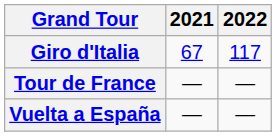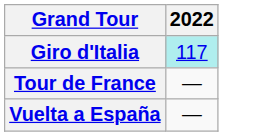- column: (192, 20)
(245, 51) no background -> (192, 51) paleturquoise background
